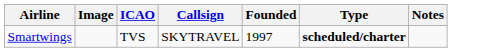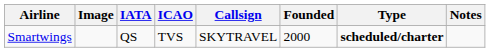+ column: (136, 15)
(259, 36) 1997 -> (297, 36) 2000
